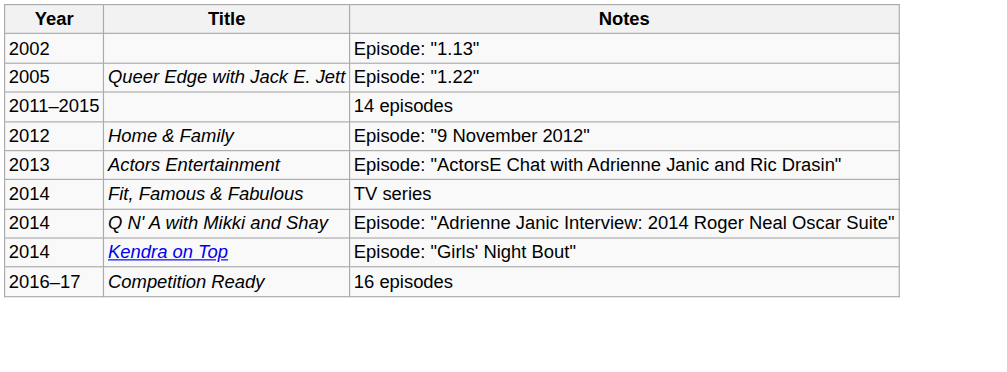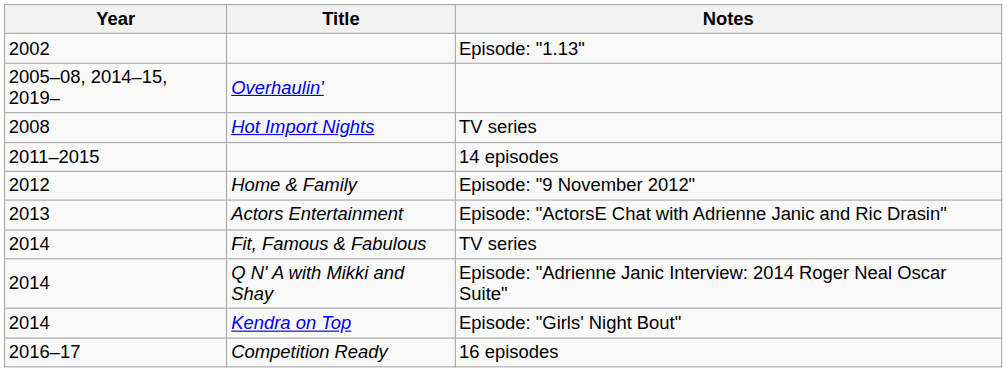- row: (227, 77)
+ row: (278, 87)
+ row: (303, 127)
